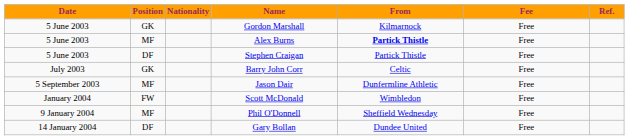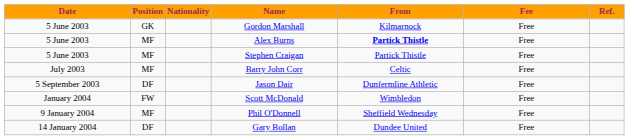(148, 55) DF -> (148, 55) MF
(148, 70) GK -> (148, 70) MF
(148, 84) MF -> (148, 84) DF
